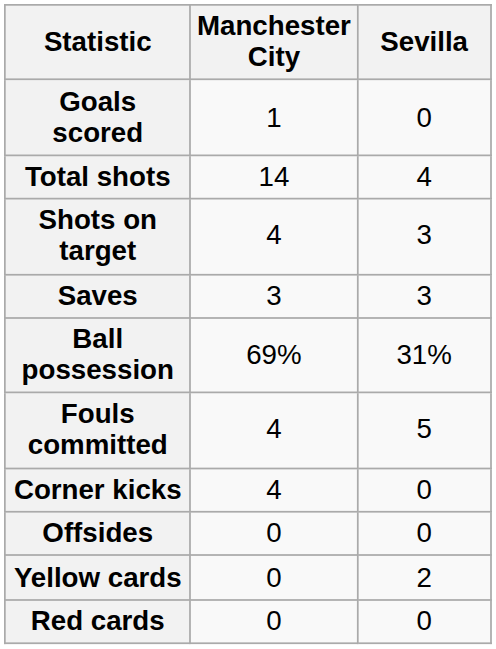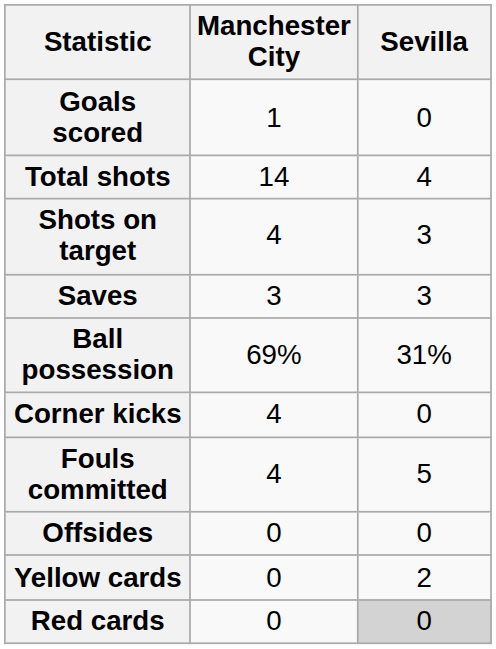rows swapped: (98, 489) <-> (98, 429)
(424, 621) no background -> (424, 621) lightgrey background
